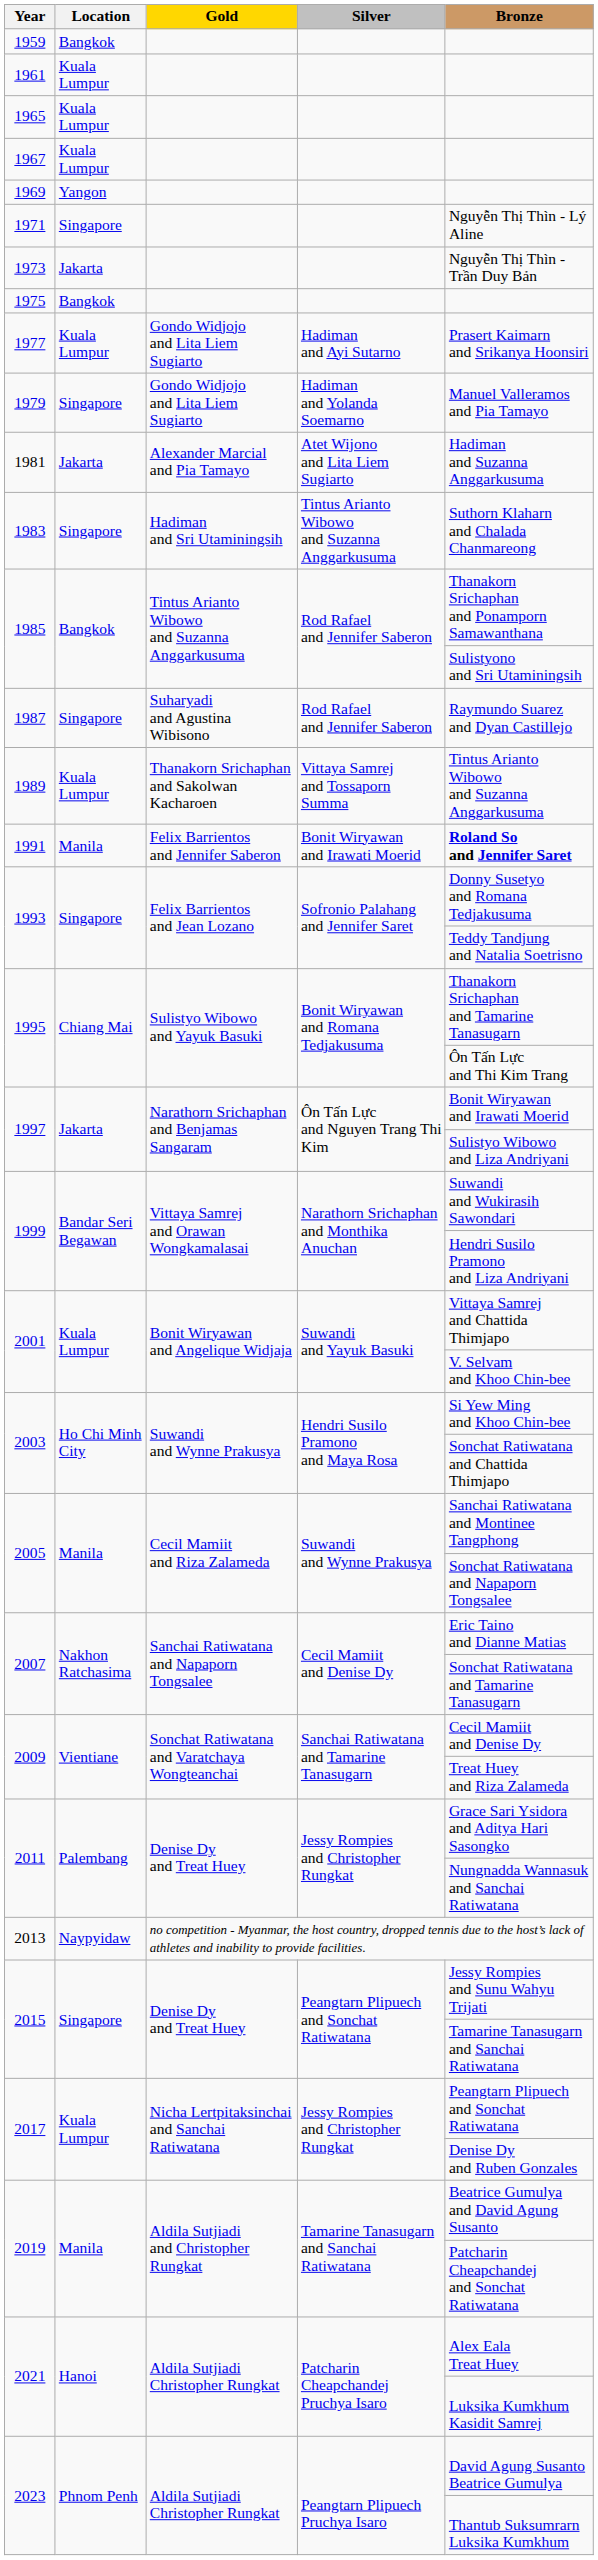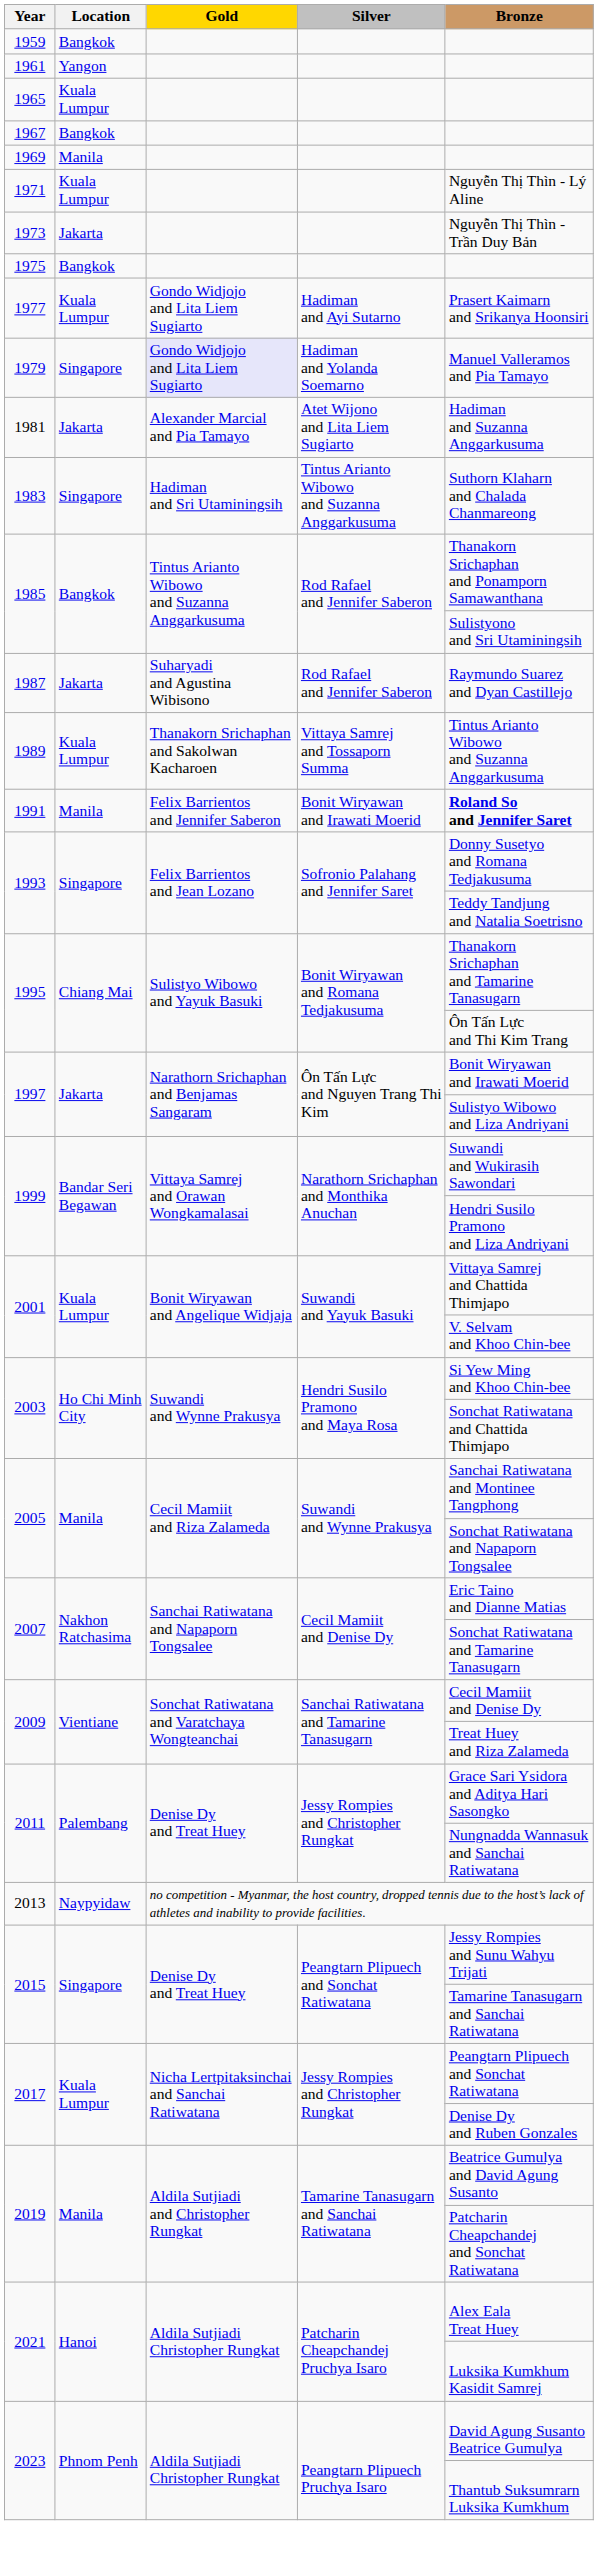(84, 74) Kuala Lumpur -> (83, 66) Yangon
(84, 158) Kuala Lumpur -> (87, 132) Bangkok
(83, 192) Yangon -> (81, 157) Manila
(90, 225) Singapore -> (84, 190) Kuala Lumpur
(198, 402) no background -> (198, 367) lavender background
(90, 717) Singapore -> (81, 682) Jakarta
